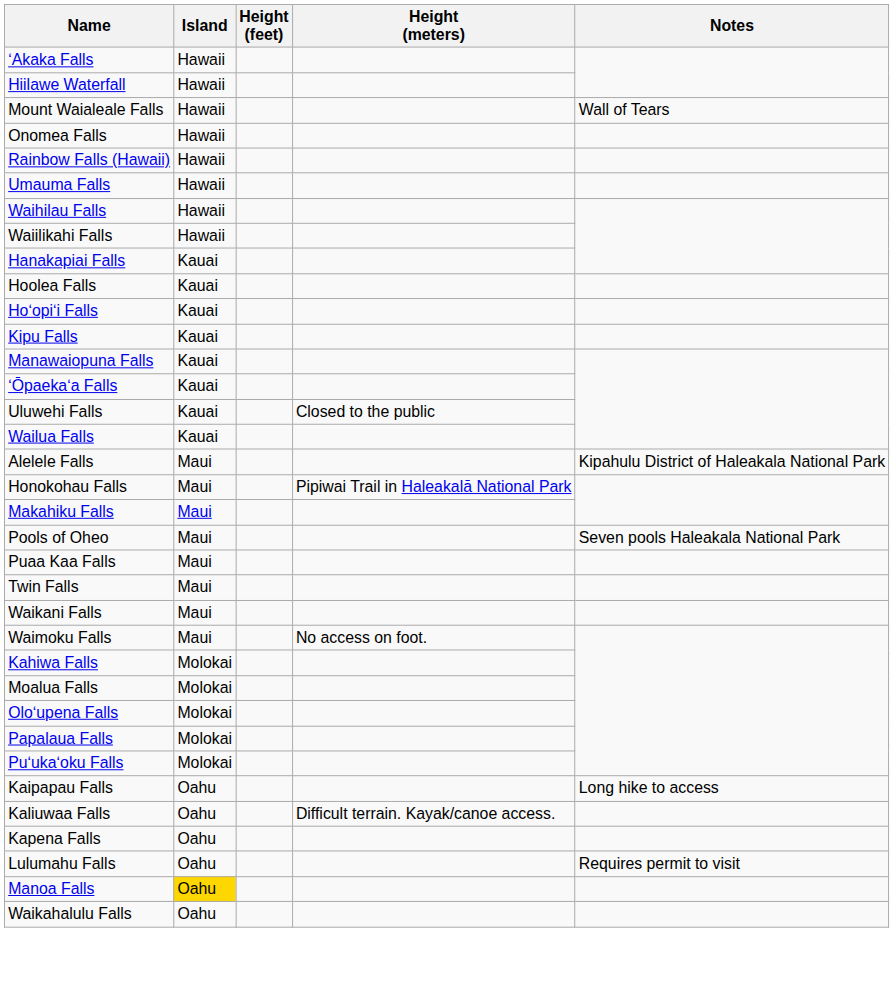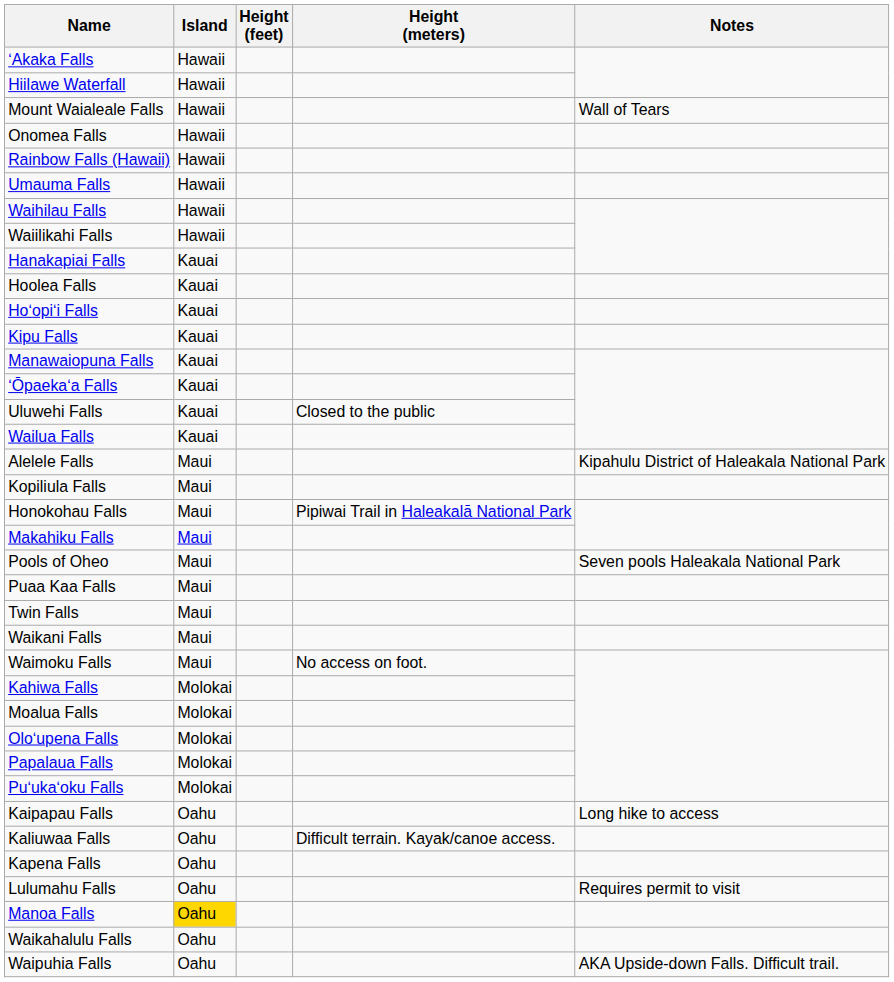+ row: (57, 487)
+ row: (60, 964)
